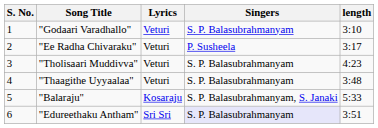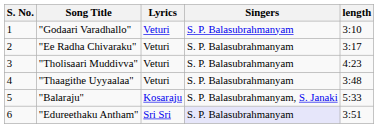(211, 47) P. Susheela -> (240, 47) S. P. Balasubrahmanyam
